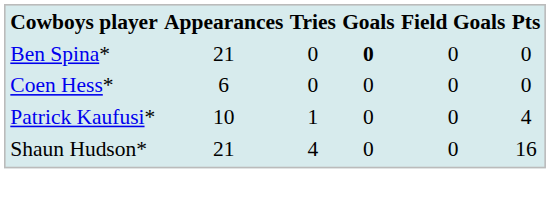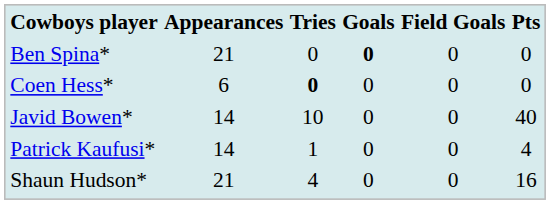(313, 85) normal -> (313, 85) bold
+ row: (71, 117)
(224, 117) 10 -> (224, 149) 14
